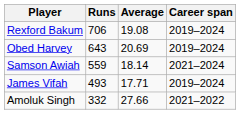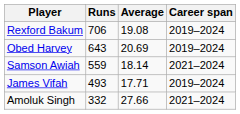(197, 100) 2021–2022 -> (197, 100) 2021–2024
